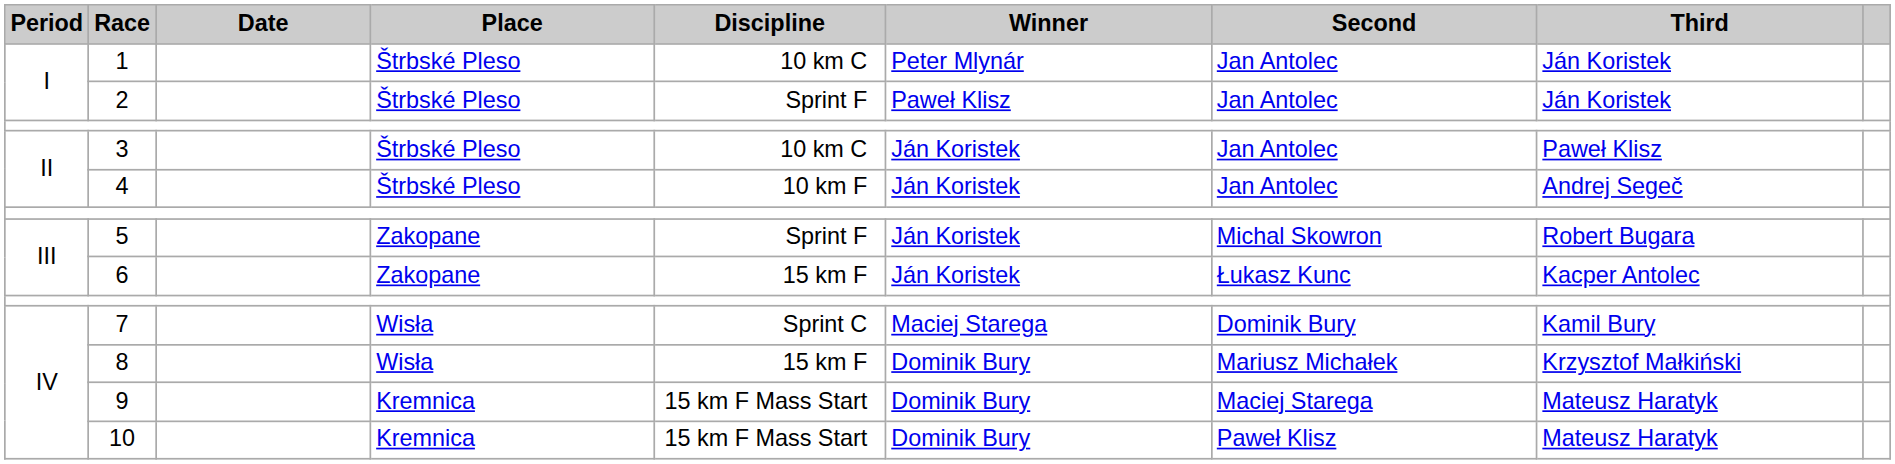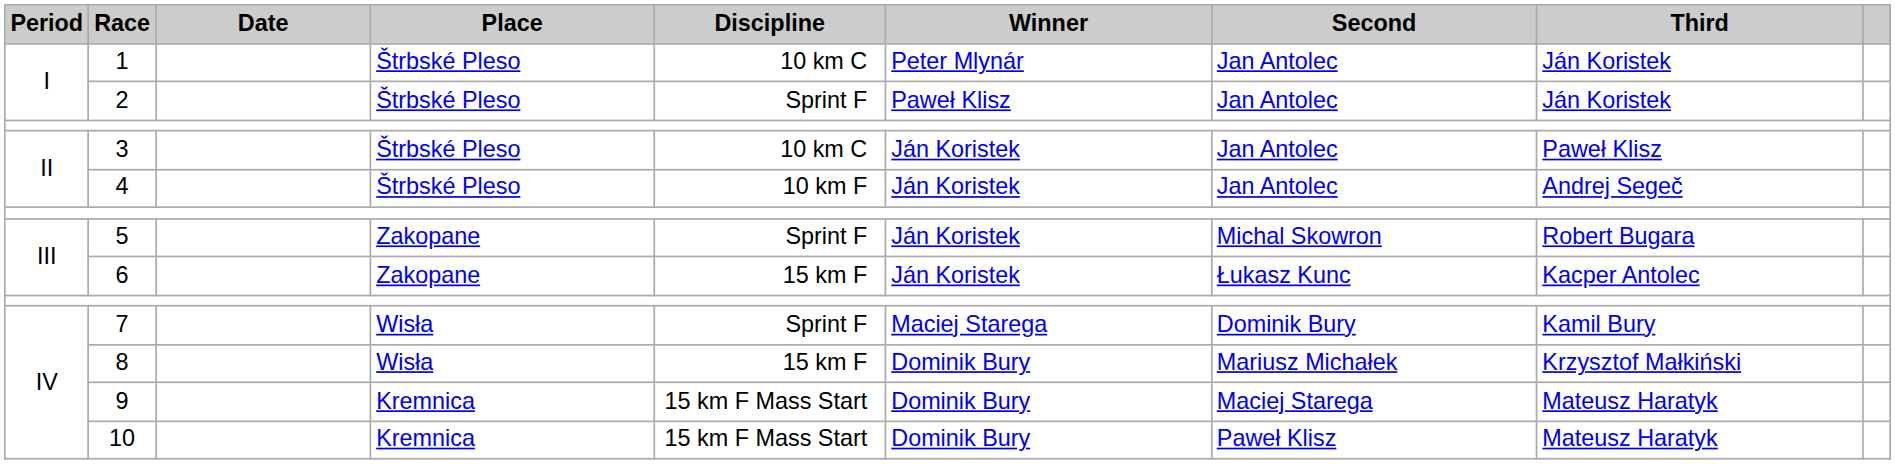(832, 324) Sprint C -> (833, 324) Sprint F
